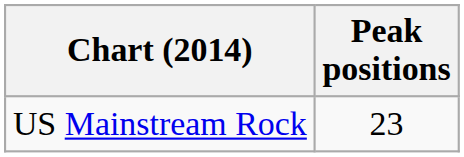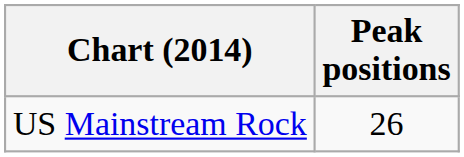(387, 123) 23 -> (387, 123) 26
